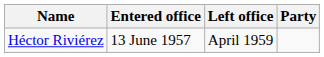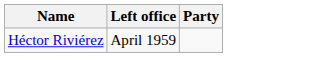- column: (156, 16)
